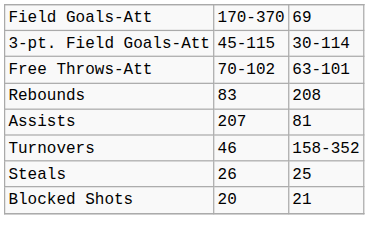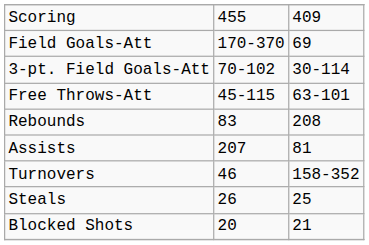+ row: (42, 18)
(246, 44) 45-115 -> (246, 70) 70-102
(246, 70) 70-102 -> (246, 96) 45-115
